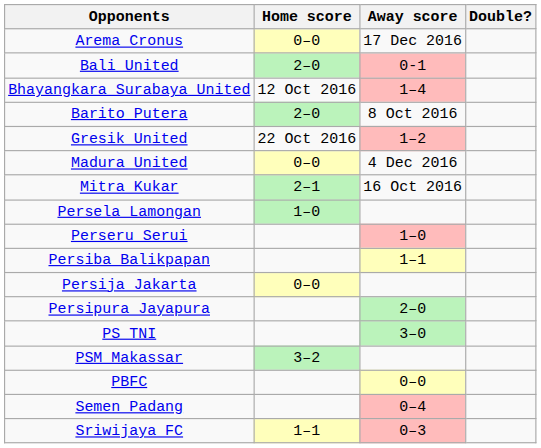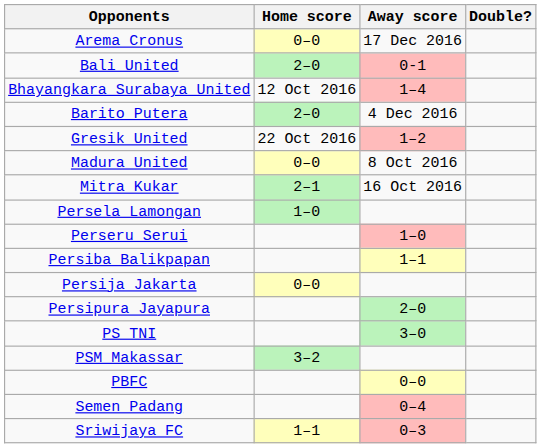(413, 114) 8 Oct 2016 -> (413, 114) 4 Dec 2016
(413, 163) 4 Dec 2016 -> (413, 163) 8 Oct 2016
